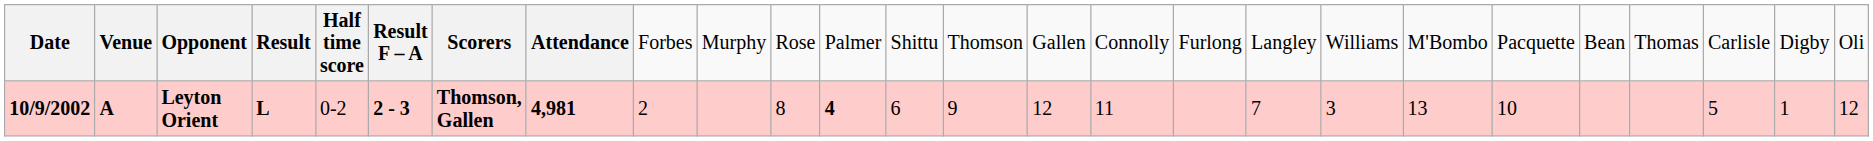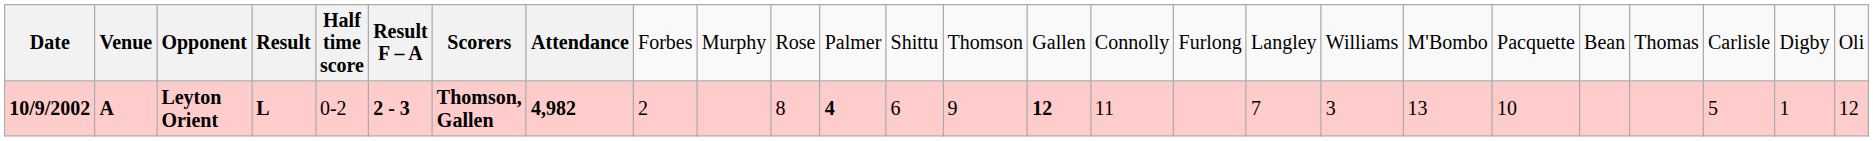(554, 108) 4,981 -> (554, 108) 4,982
(1042, 108) normal -> (1042, 108) bold
